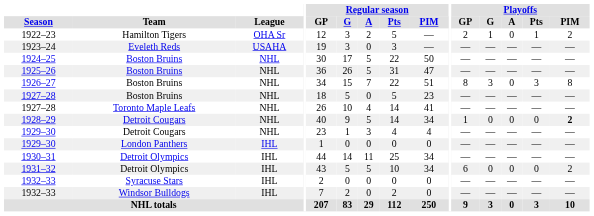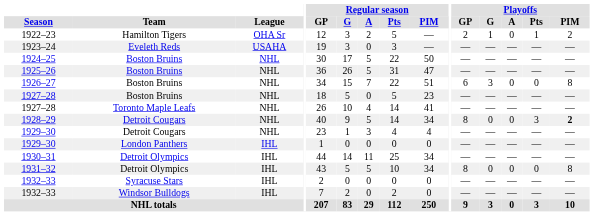(465, 83) 8 -> (465, 83) 6
(536, 83) 3 -> (536, 83) 0
(465, 120) 1 -> (465, 120) 8
(536, 120) 0 -> (536, 120) 3
(465, 168) 6 -> (465, 168) 8
(570, 168) 2 -> (570, 168) 8
